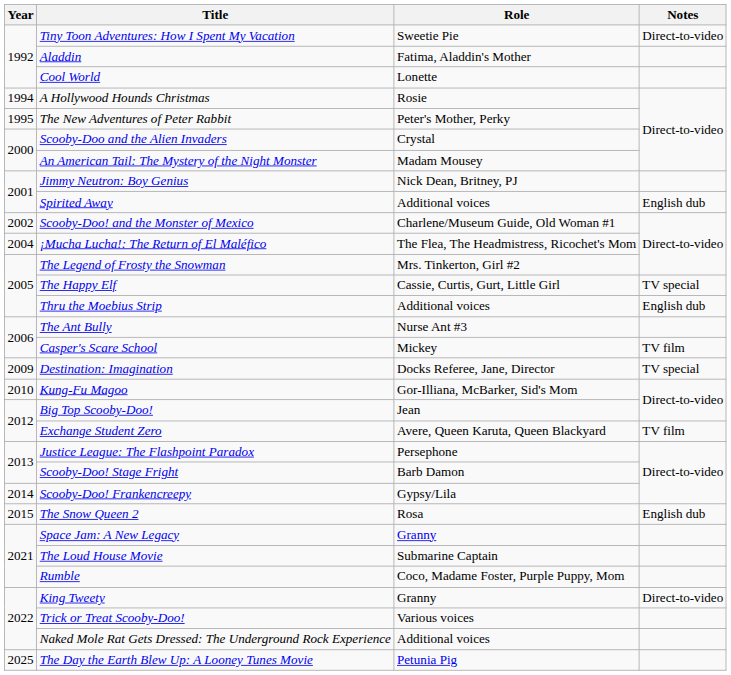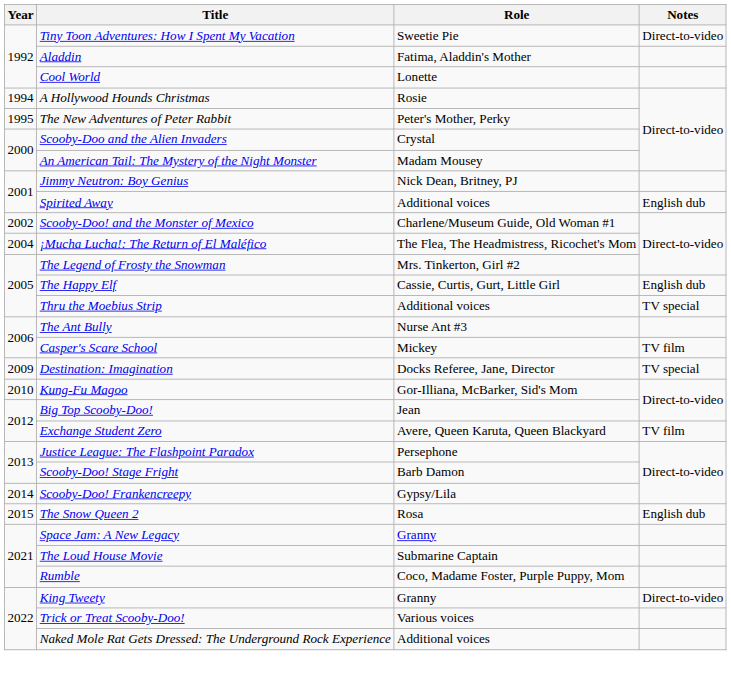(671, 285) TV special -> (674, 285) English dub
(674, 306) English dub -> (671, 306) TV special
- row: (176, 659)
